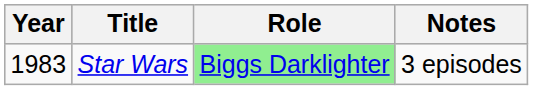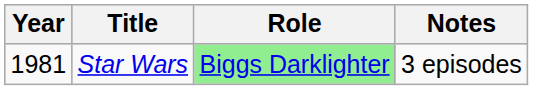(38, 63) 1983 -> (38, 63) 1981
